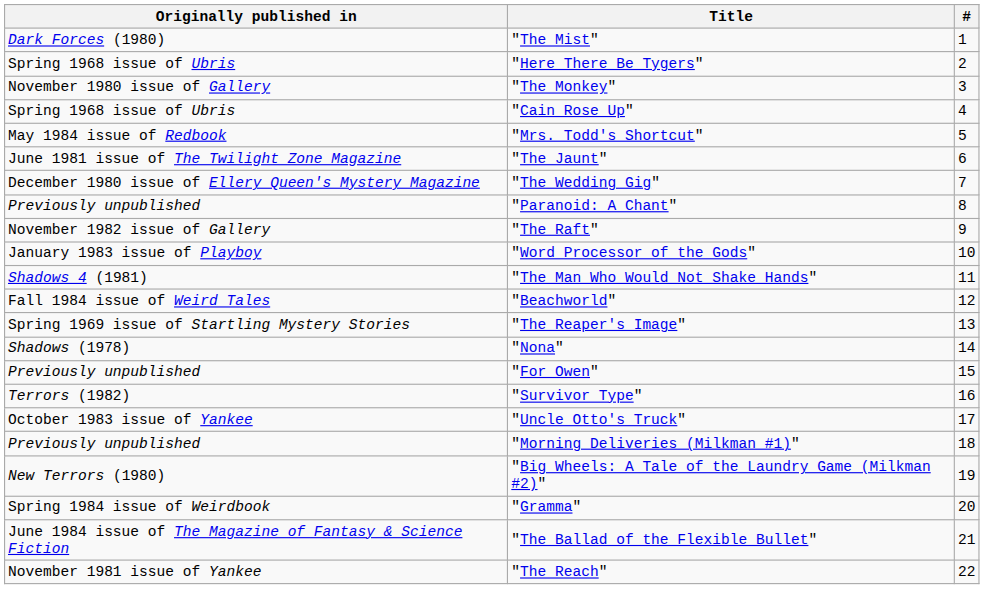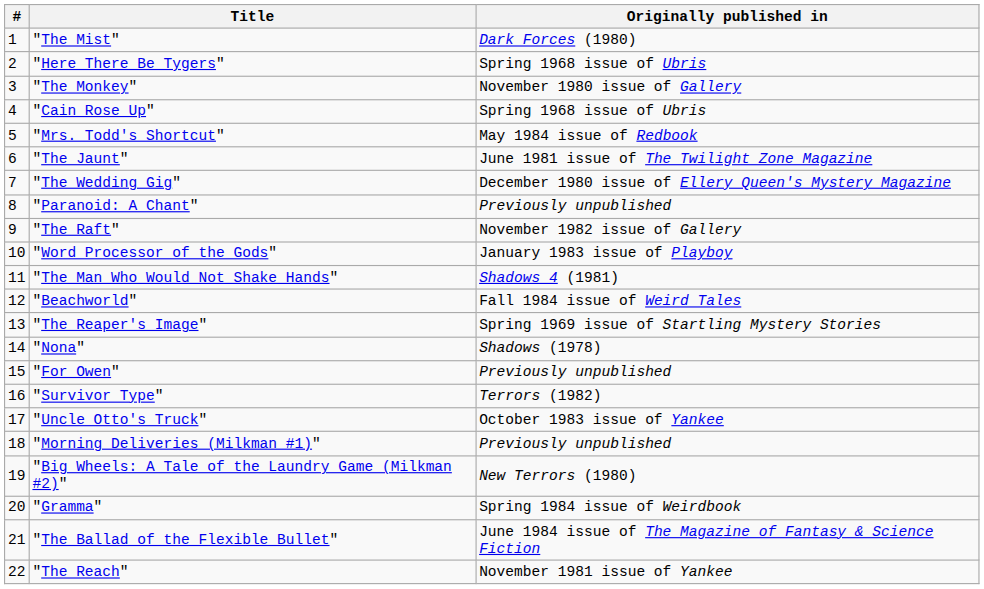columns swapped: (967, 16) <-> (256, 16)
